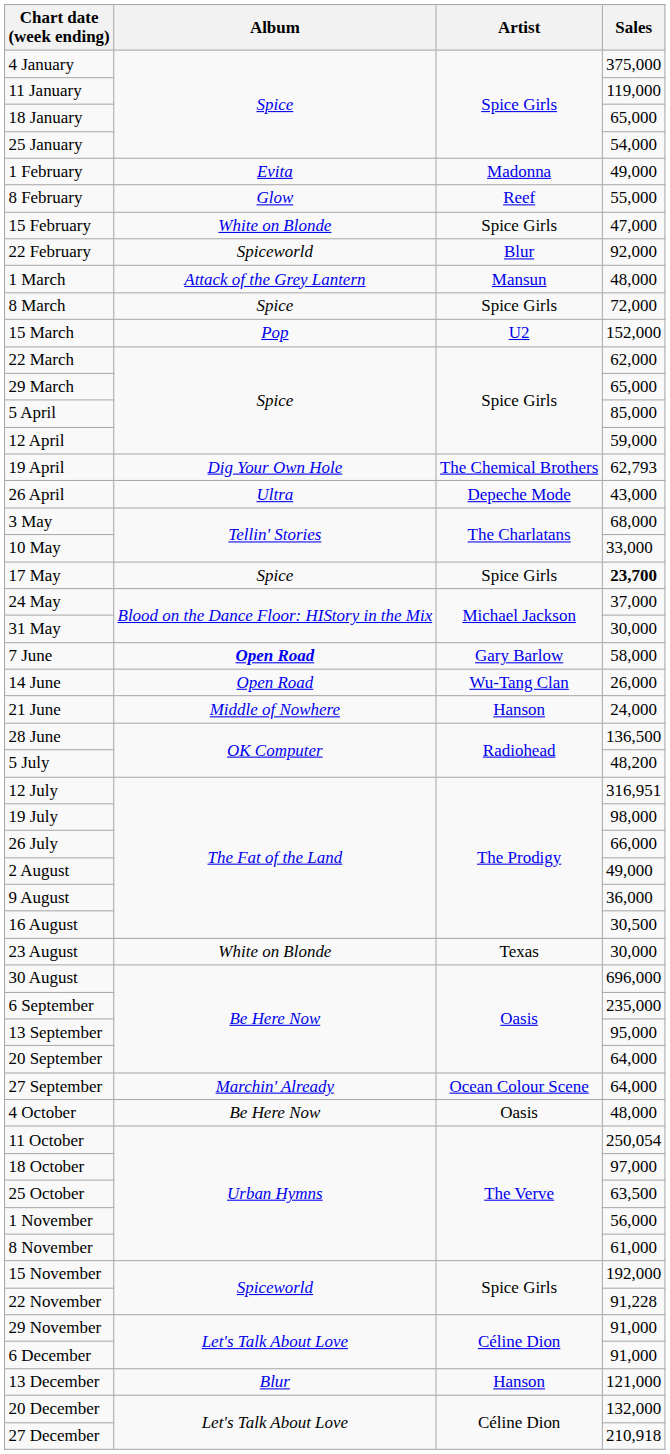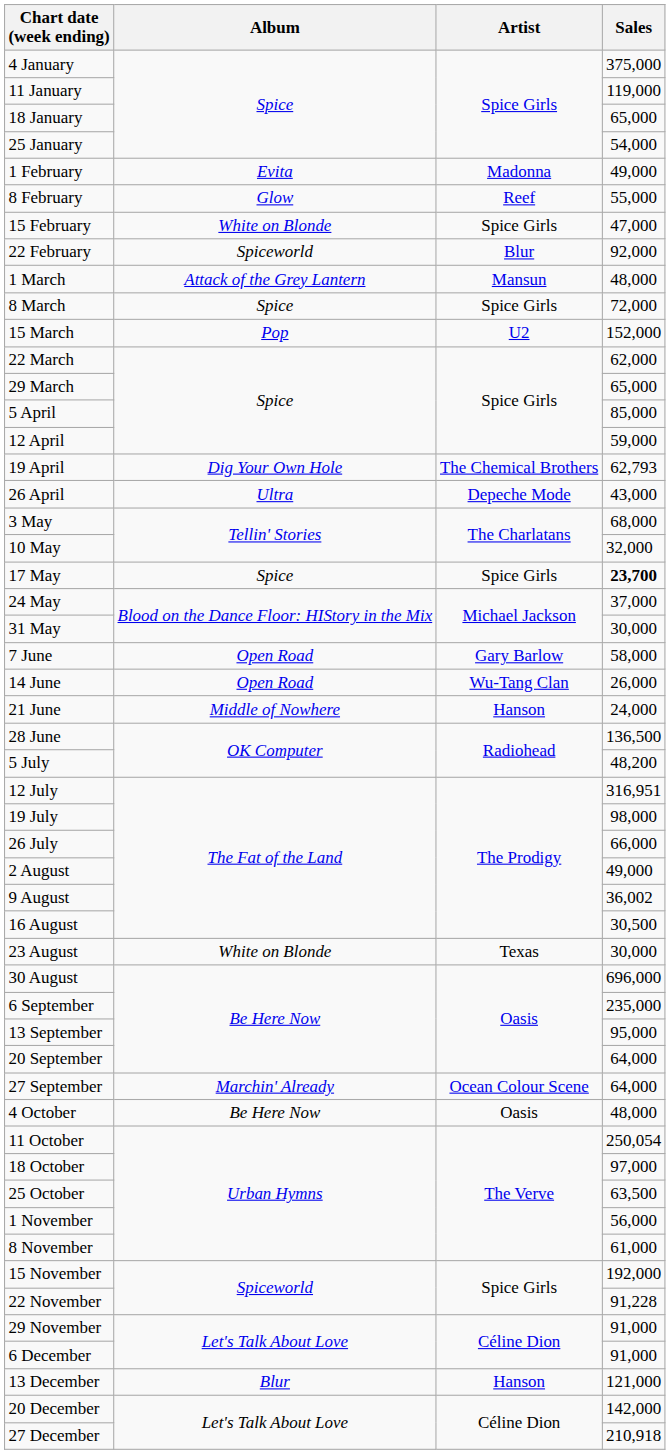(629, 548) 33,000 -> (629, 548) 32,000
(275, 655) bold -> (275, 655) normal
(629, 897) 36,000 -> (629, 897) 36,002
(634, 1408) 132,000 -> (634, 1408) 142,000
